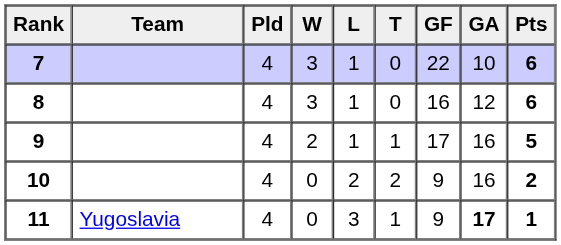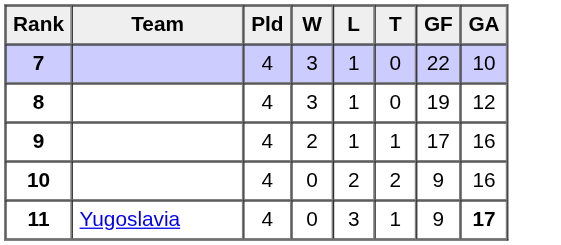- column: (531, 24)
(438, 102) 16 -> (438, 102) 19
